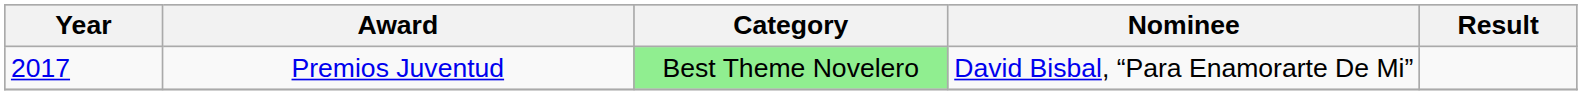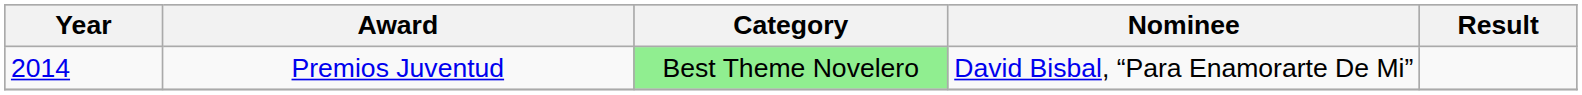(40, 67) 2017 -> (40, 67) 2014
